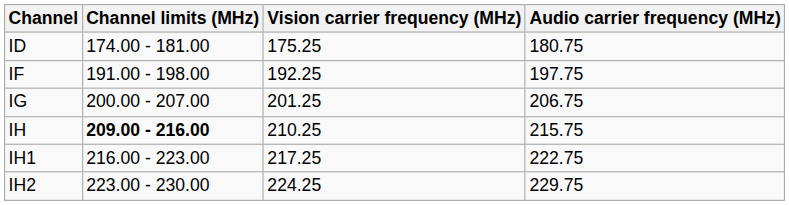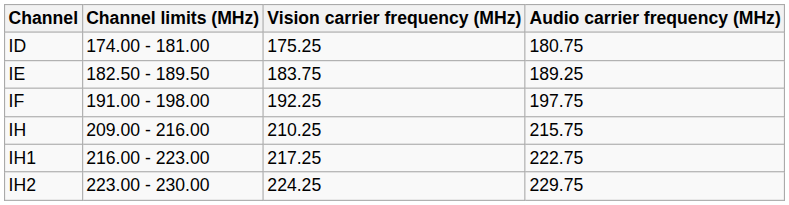+ row: (17, 74)
- row: (18, 102)
(148, 130) bold -> (148, 130) normal
